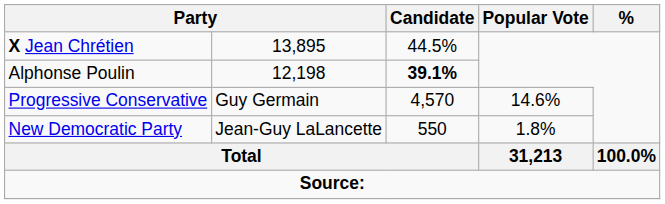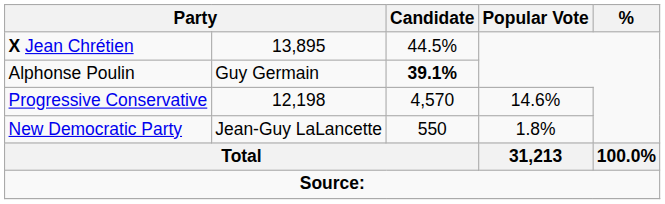(299, 73) 12,198 -> (267, 73) Guy Germain
(267, 101) Guy Germain -> (299, 101) 12,198
